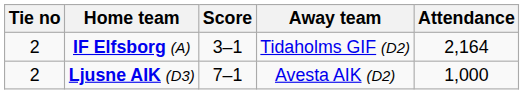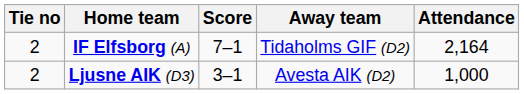(227, 46) 3–1 -> (227, 46) 7–1
(227, 74) 7–1 -> (227, 74) 3–1
